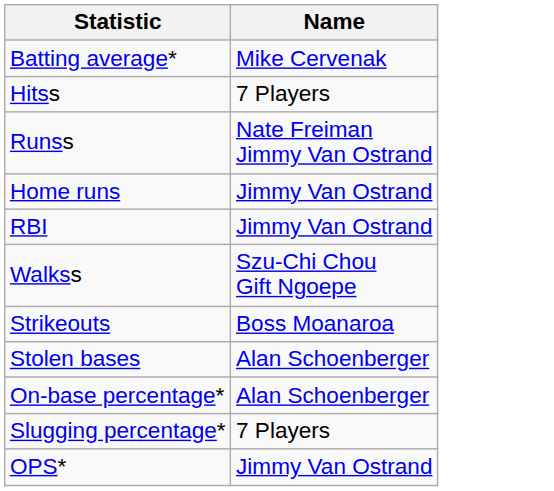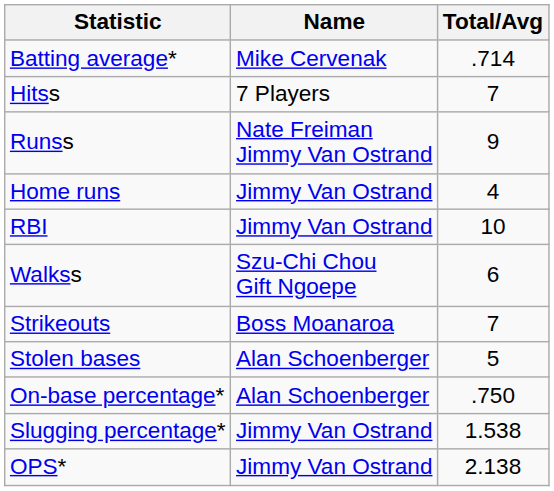+ column: (493, 22)
(283, 430) 7 Players -> (334, 430) Jimmy Van Ostrand
